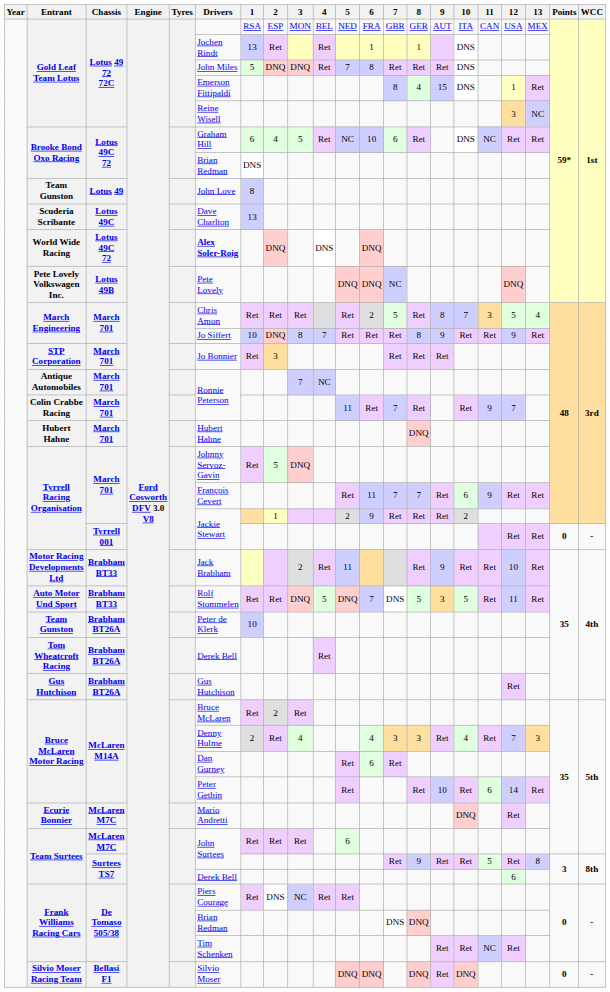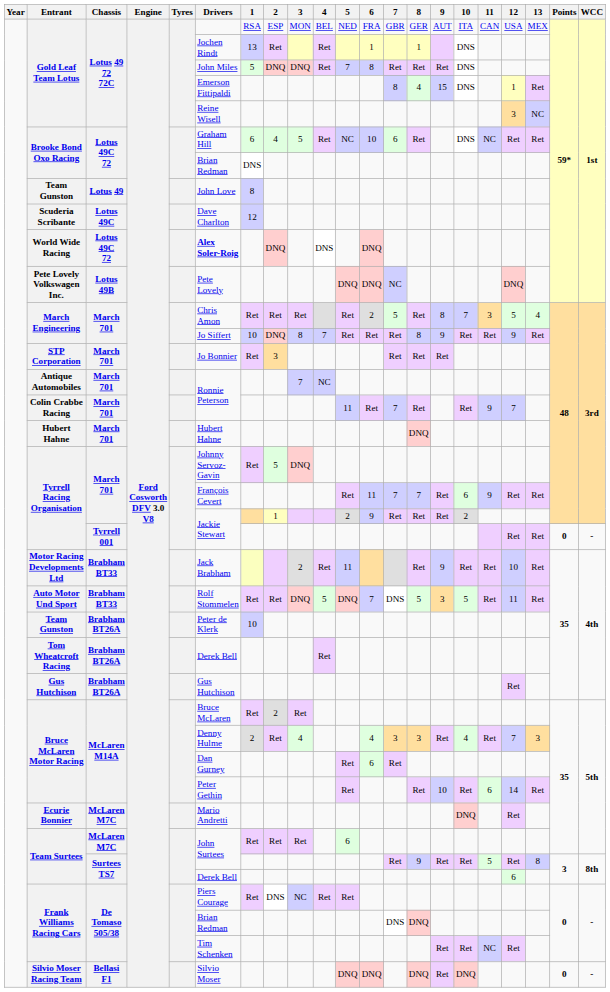(252, 216) 13 -> (252, 216) 12
